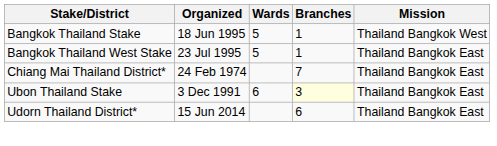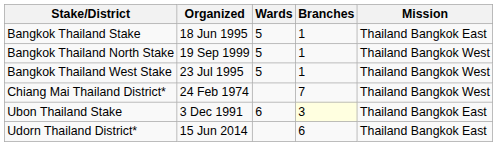(422, 33) Thailand Bangkok West -> (423, 33) Thailand Bangkok East
+ row: (91, 53)
(420, 53) Thailand Bangkok East -> (425, 72) Thailand Bangkok West
(420, 72) Thailand Bangkok East -> (425, 92) Thailand Bangkok West
